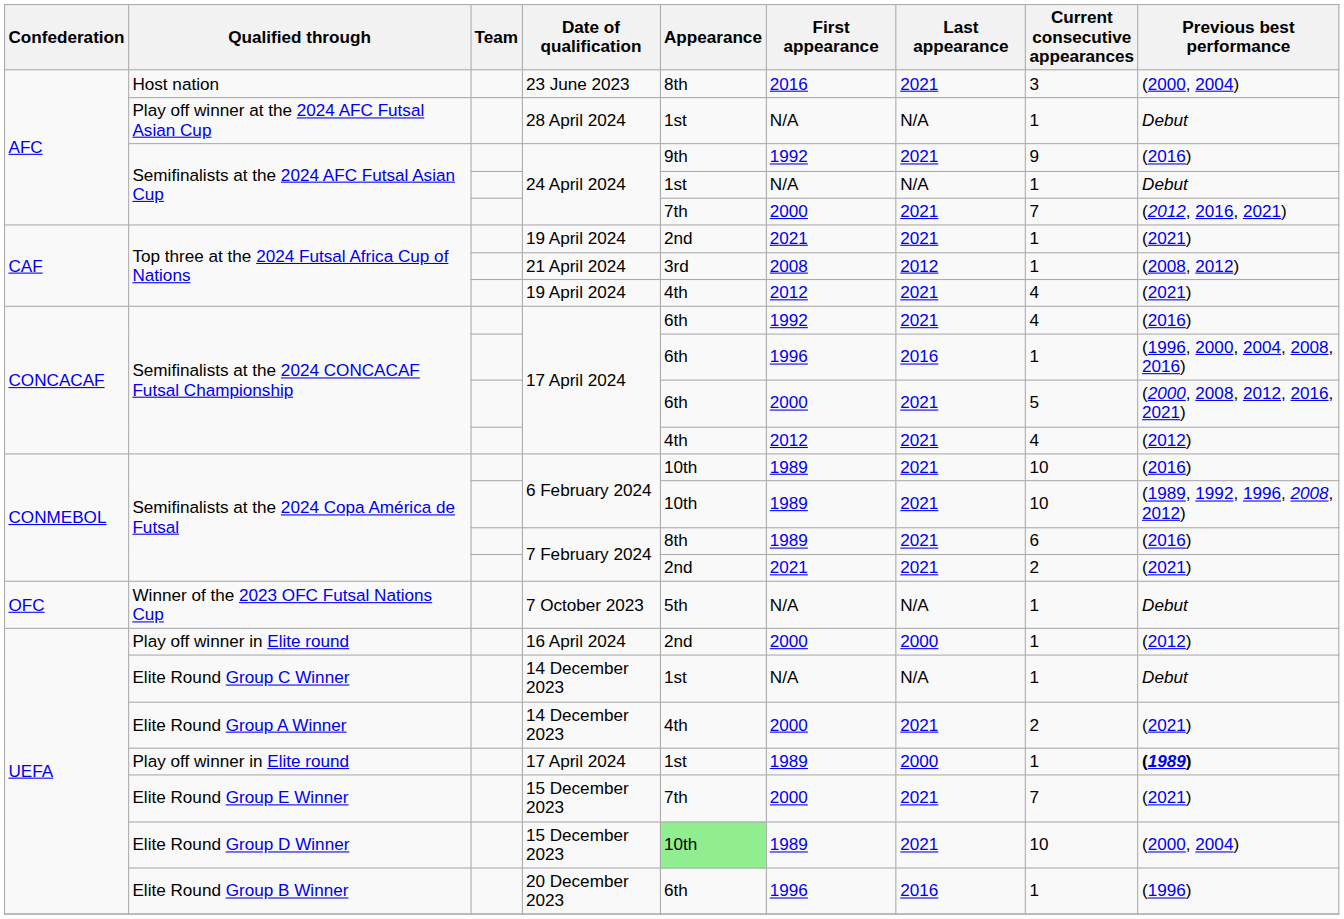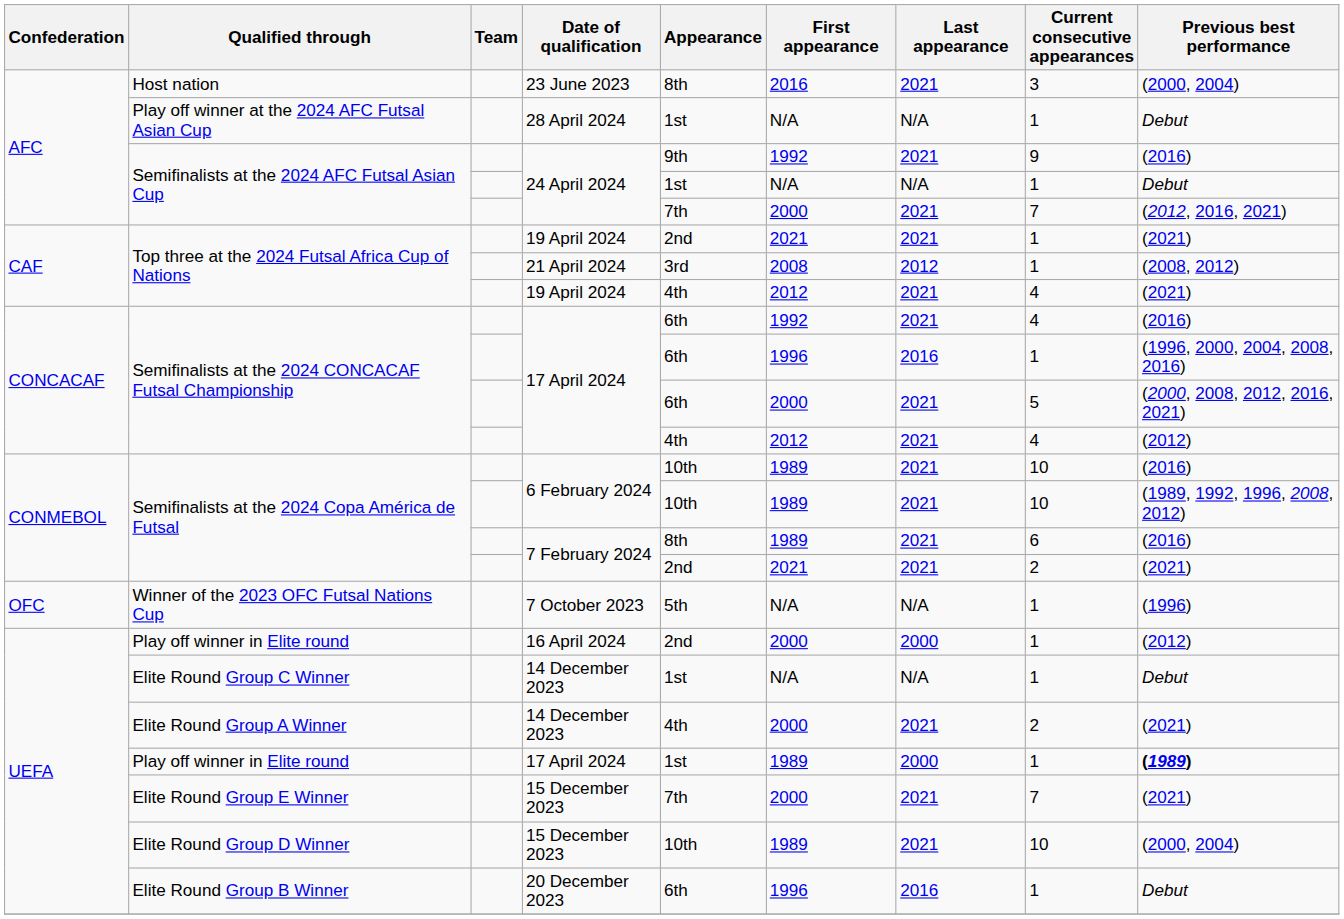(1165, 604) Debut -> (1167, 604) (1996)
(681, 844) lightgreen background -> (681, 844) no background
(1167, 891) (1996) -> (1165, 891) Debut
